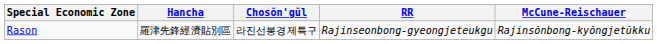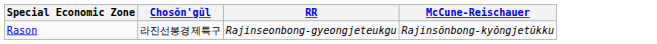- column: (185, 13)
